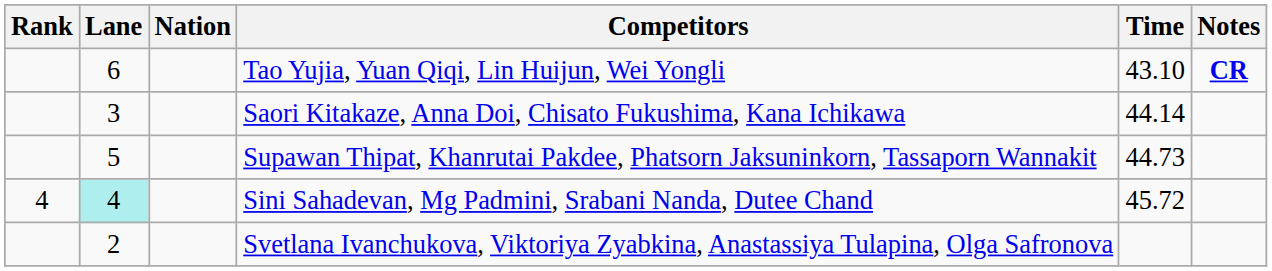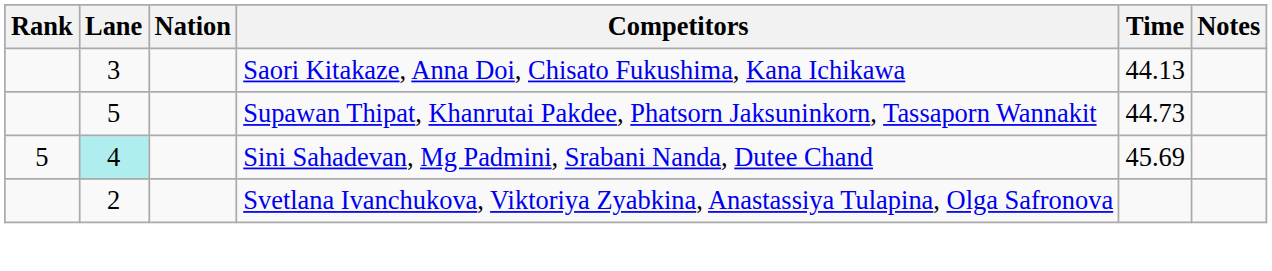- row: (484, 70)
(1155, 113) 44.14 -> (1155, 70) 44.13
(42, 200) 4 -> (42, 157) 5
(1155, 200) 45.72 -> (1155, 157) 45.69
